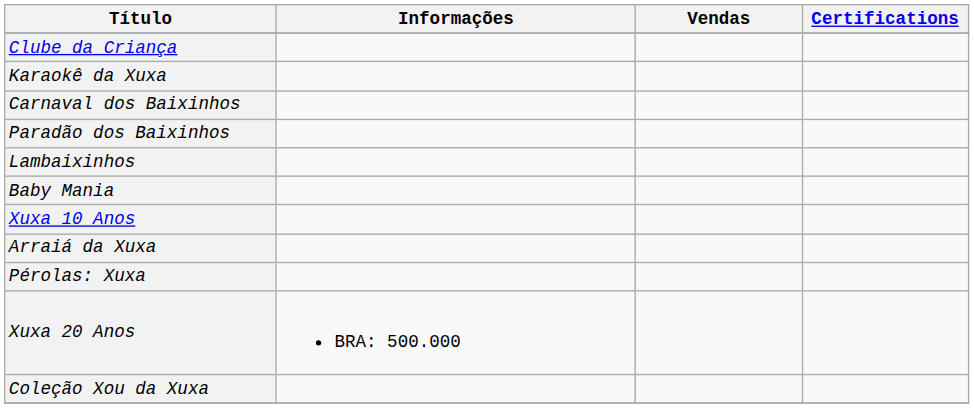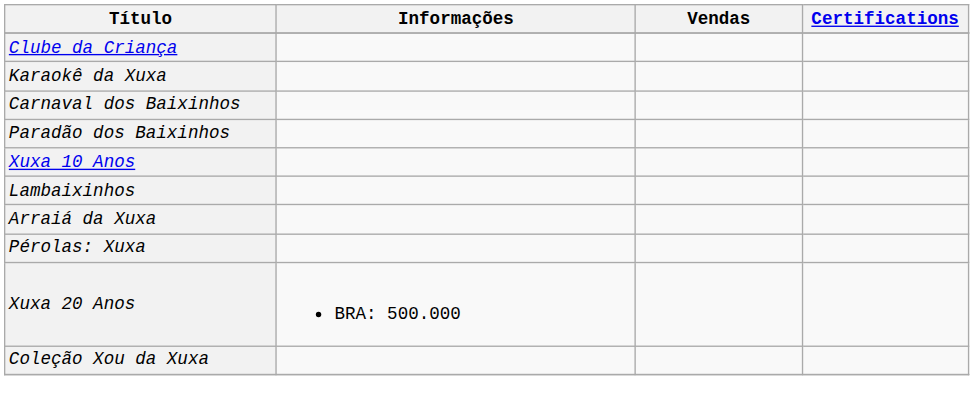rows swapped: (72, 162) <-> (72, 219)
- row: (62, 191)
